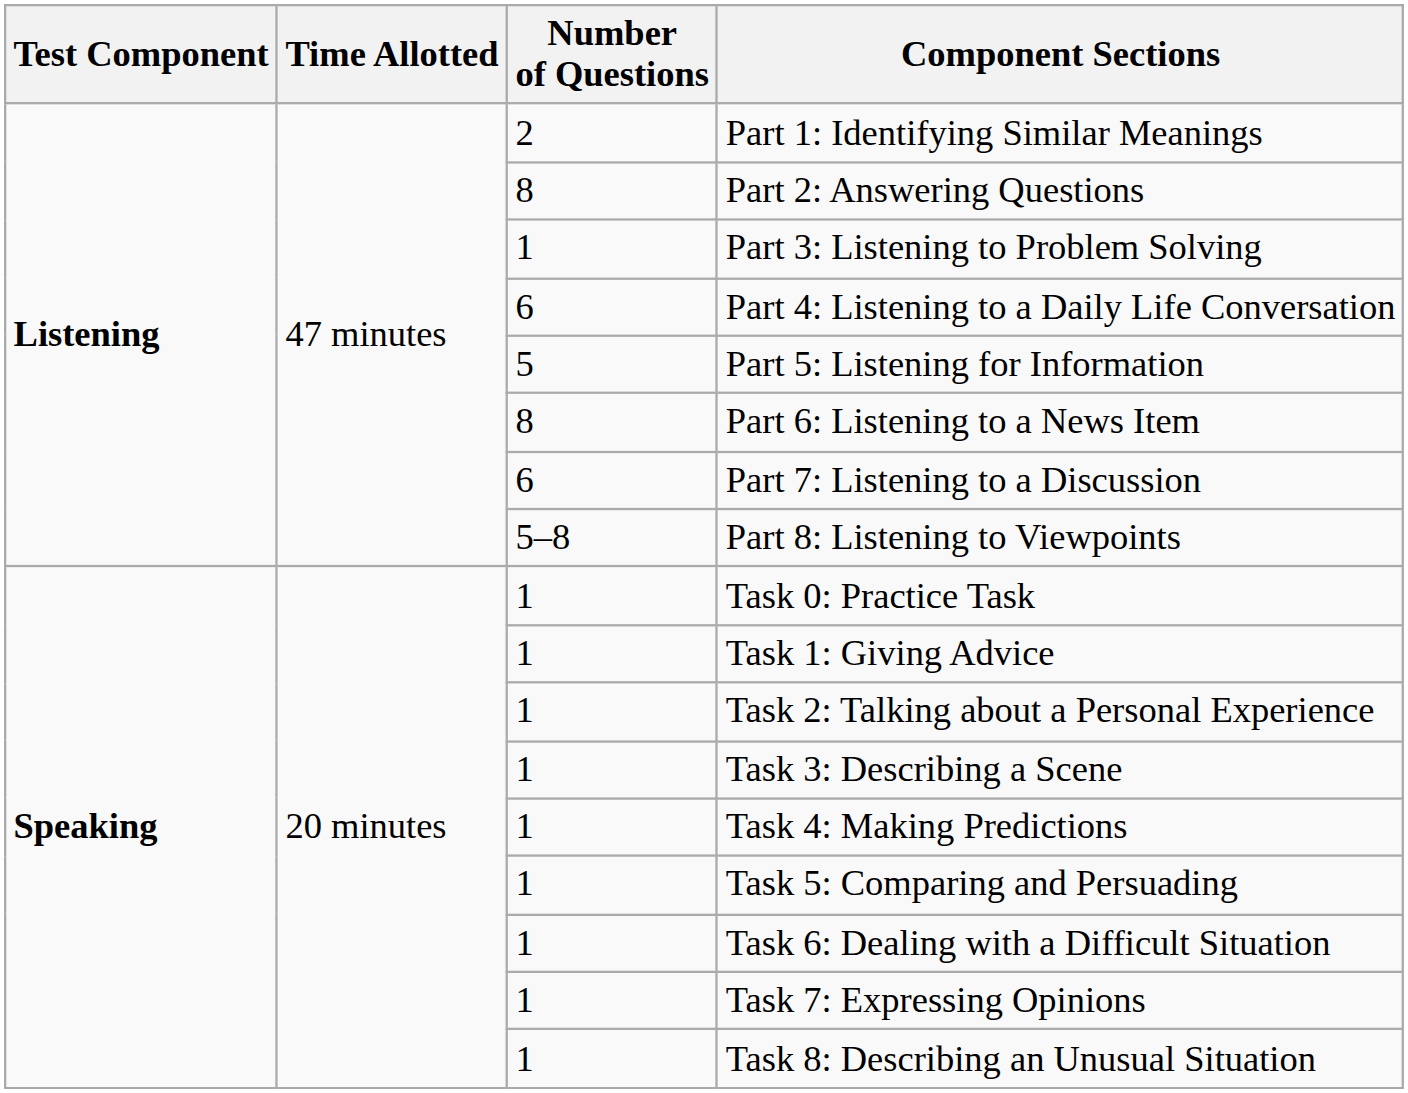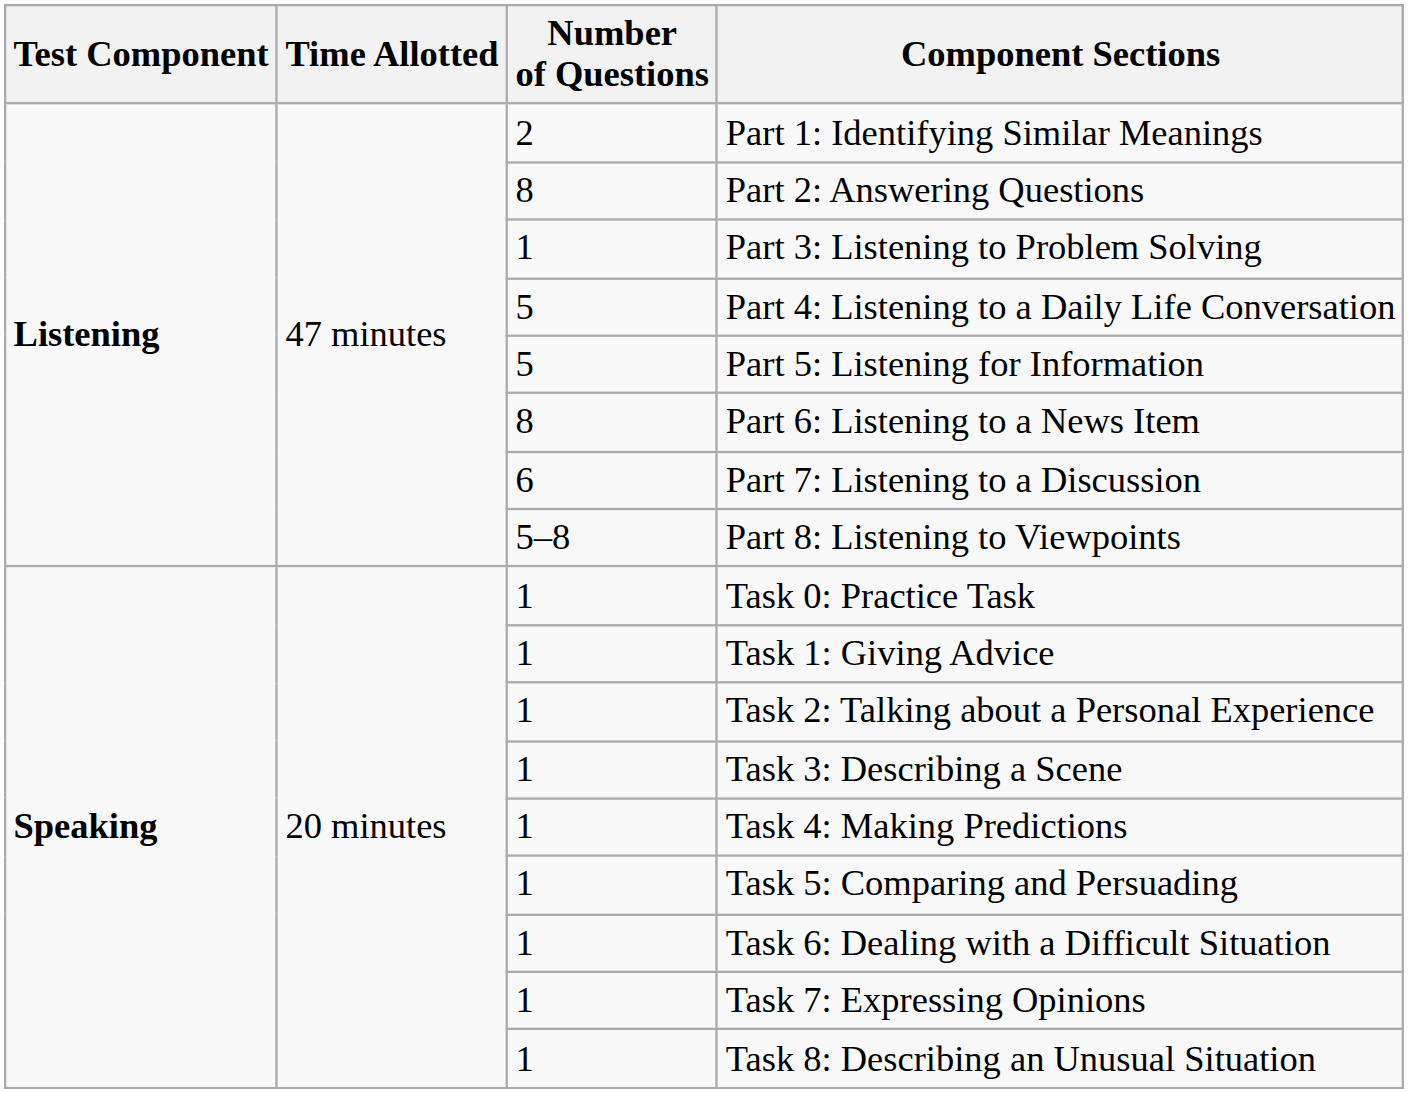(525, 305) 6 -> (525, 305) 5
